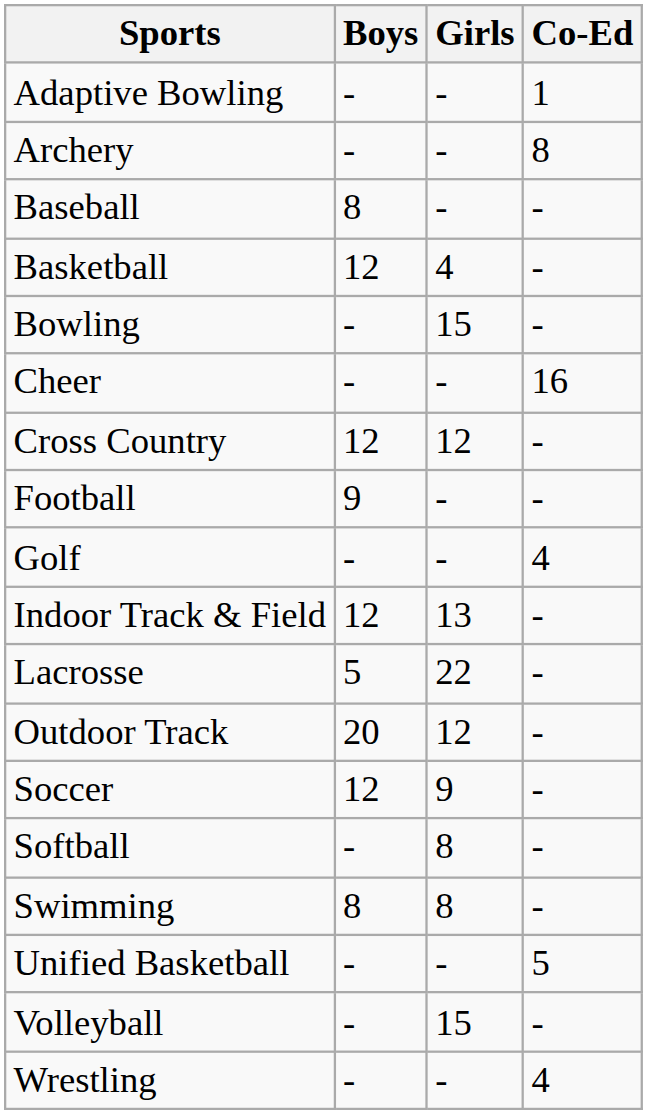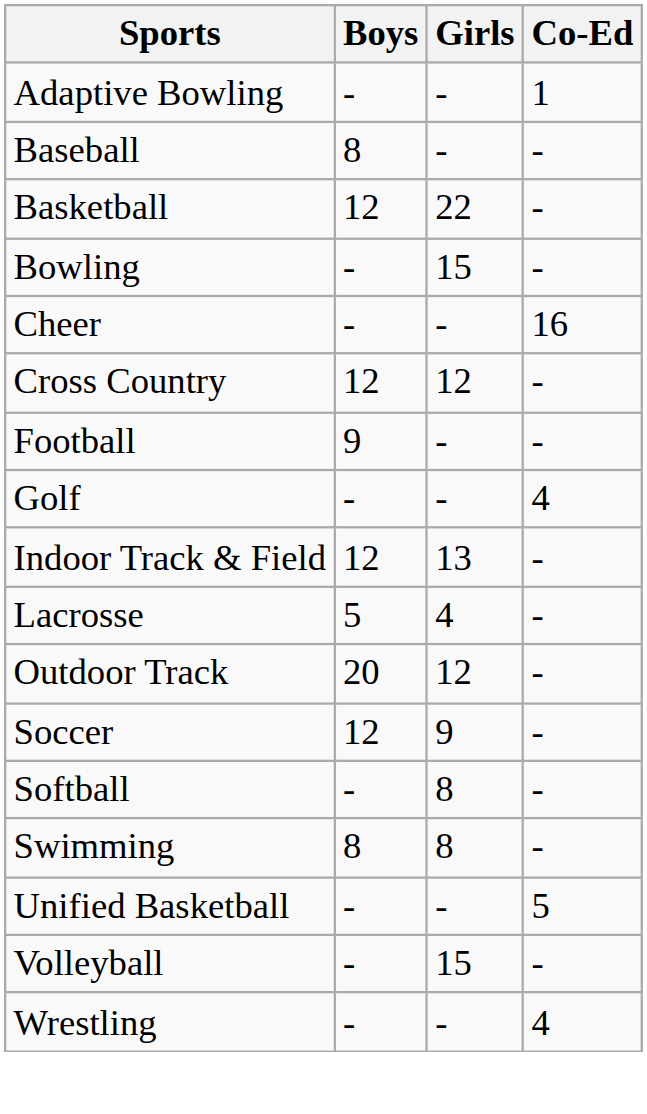- row: (74, 149)
(444, 265) 4 -> (454, 207) 22
(454, 672) 22 -> (444, 614) 4
